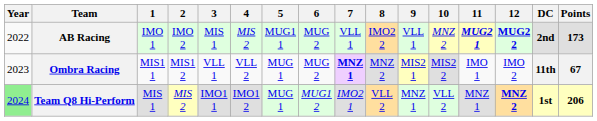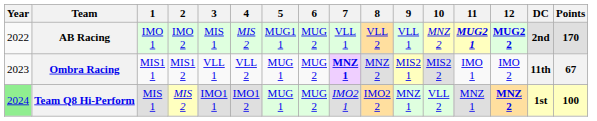(382, 37) IMO2 2 -> (377, 37) VLL 2
(576, 37) 173 -> (571, 37) 170
(317, 100) MUG1 2 -> (314, 100) MUG 2
(382, 100) VLL 2 -> (377, 100) IMO2 2
(576, 100) 206 -> (571, 100) 100
